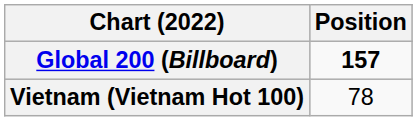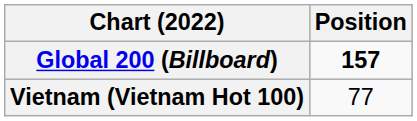(361, 97) 78 -> (361, 97) 77
